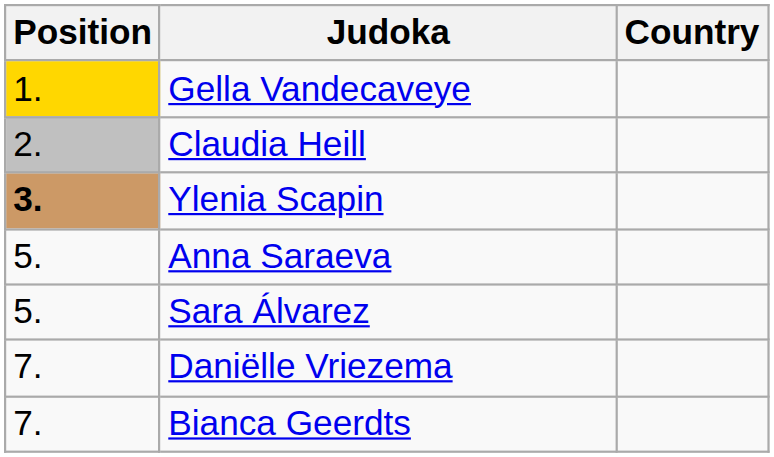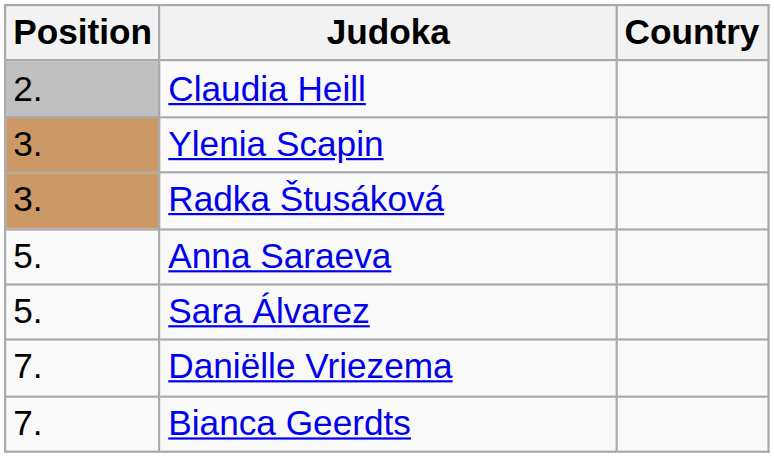- row: (320, 88)
(28, 199) bold -> (28, 144) normal
+ row: (306, 199)
